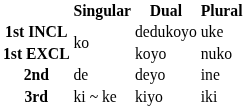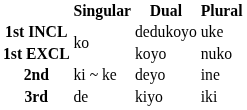(81, 75) de -> (95, 75) ki ~ ke
(95, 97) ki ~ ke -> (81, 97) de
